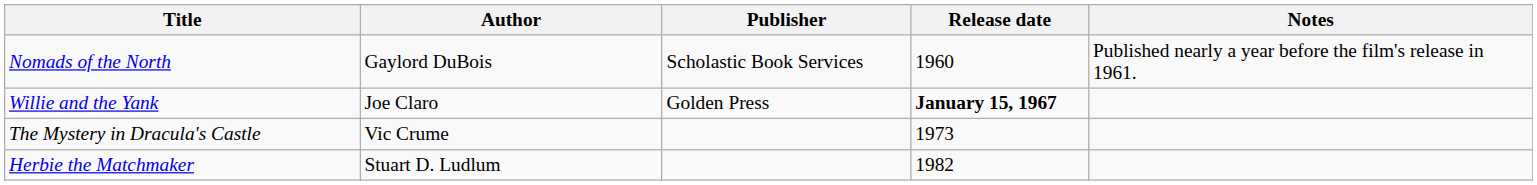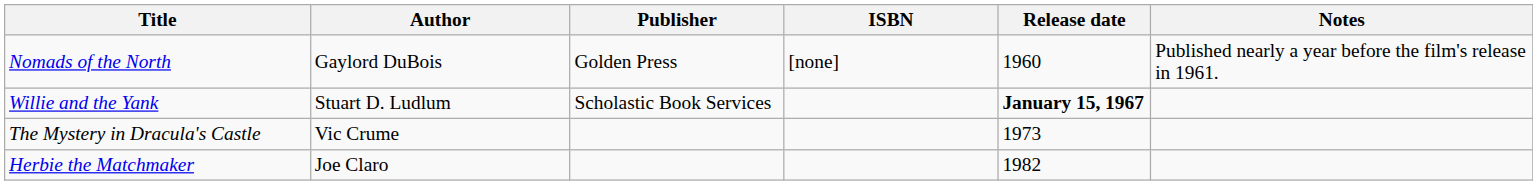+ column: (891, 19)
(765, 61) Scholastic Book Services -> (626, 61) Golden Press
(401, 103) Joe Claro -> (383, 103) Stuart D. Ludlum
(718, 103) Golden Press -> (673, 103) Scholastic Book Services
(432, 164) Stuart D. Ludlum -> (352, 164) Joe Claro
